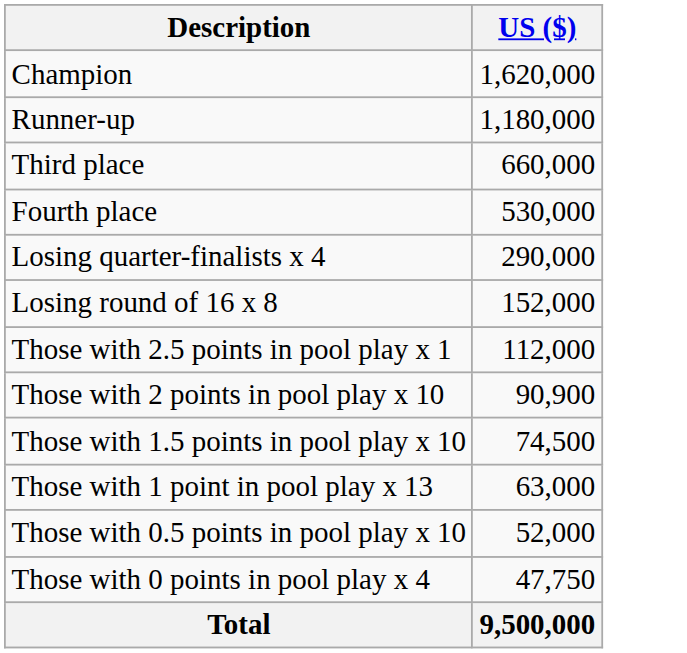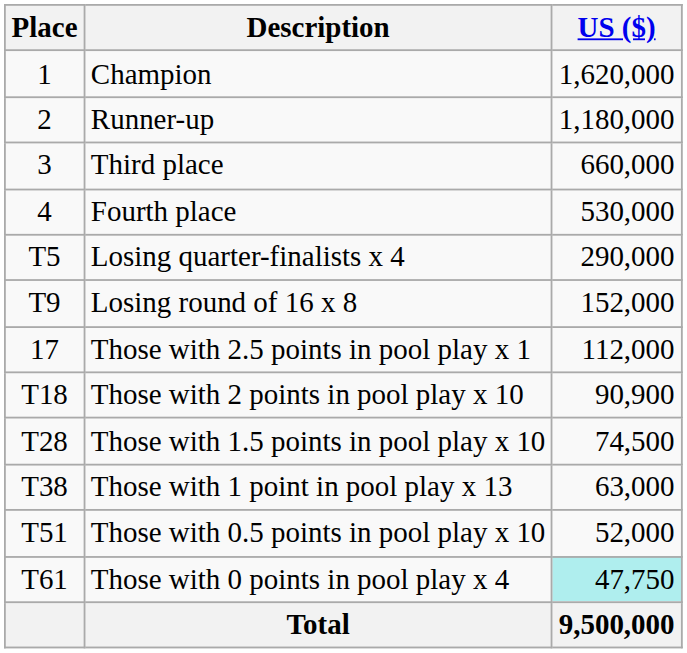+ column: (45, 27)
(555, 578) no background -> (635, 578) paleturquoise background
